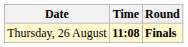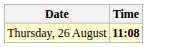- column: (162, 14)
